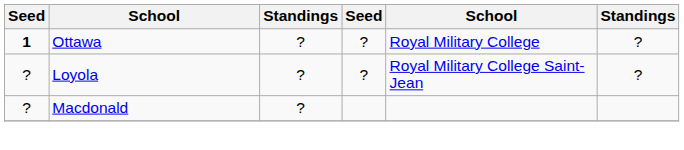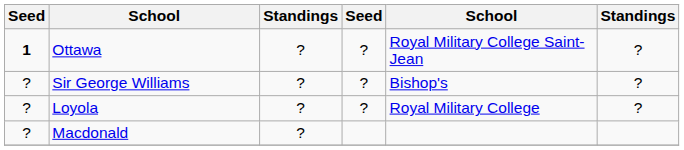(465, 41) Royal Military College -> (487, 50) Royal Military College Saint-Jean
+ row: (121, 83)
(487, 74) Royal Military College Saint-Jean -> (465, 108) Royal Military College
